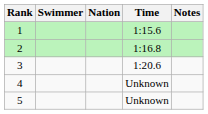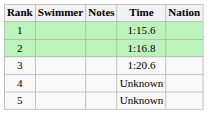columns swapped: (104, 13) <-> (187, 13)
